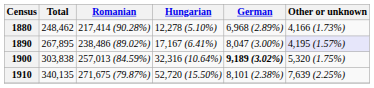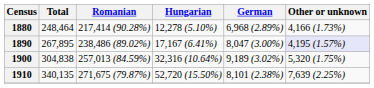(58, 28) 248,462 -> (58, 28) 248,464
(58, 59) 303,838 -> (58, 59) 304,838
(255, 59) bold -> (255, 59) normal
